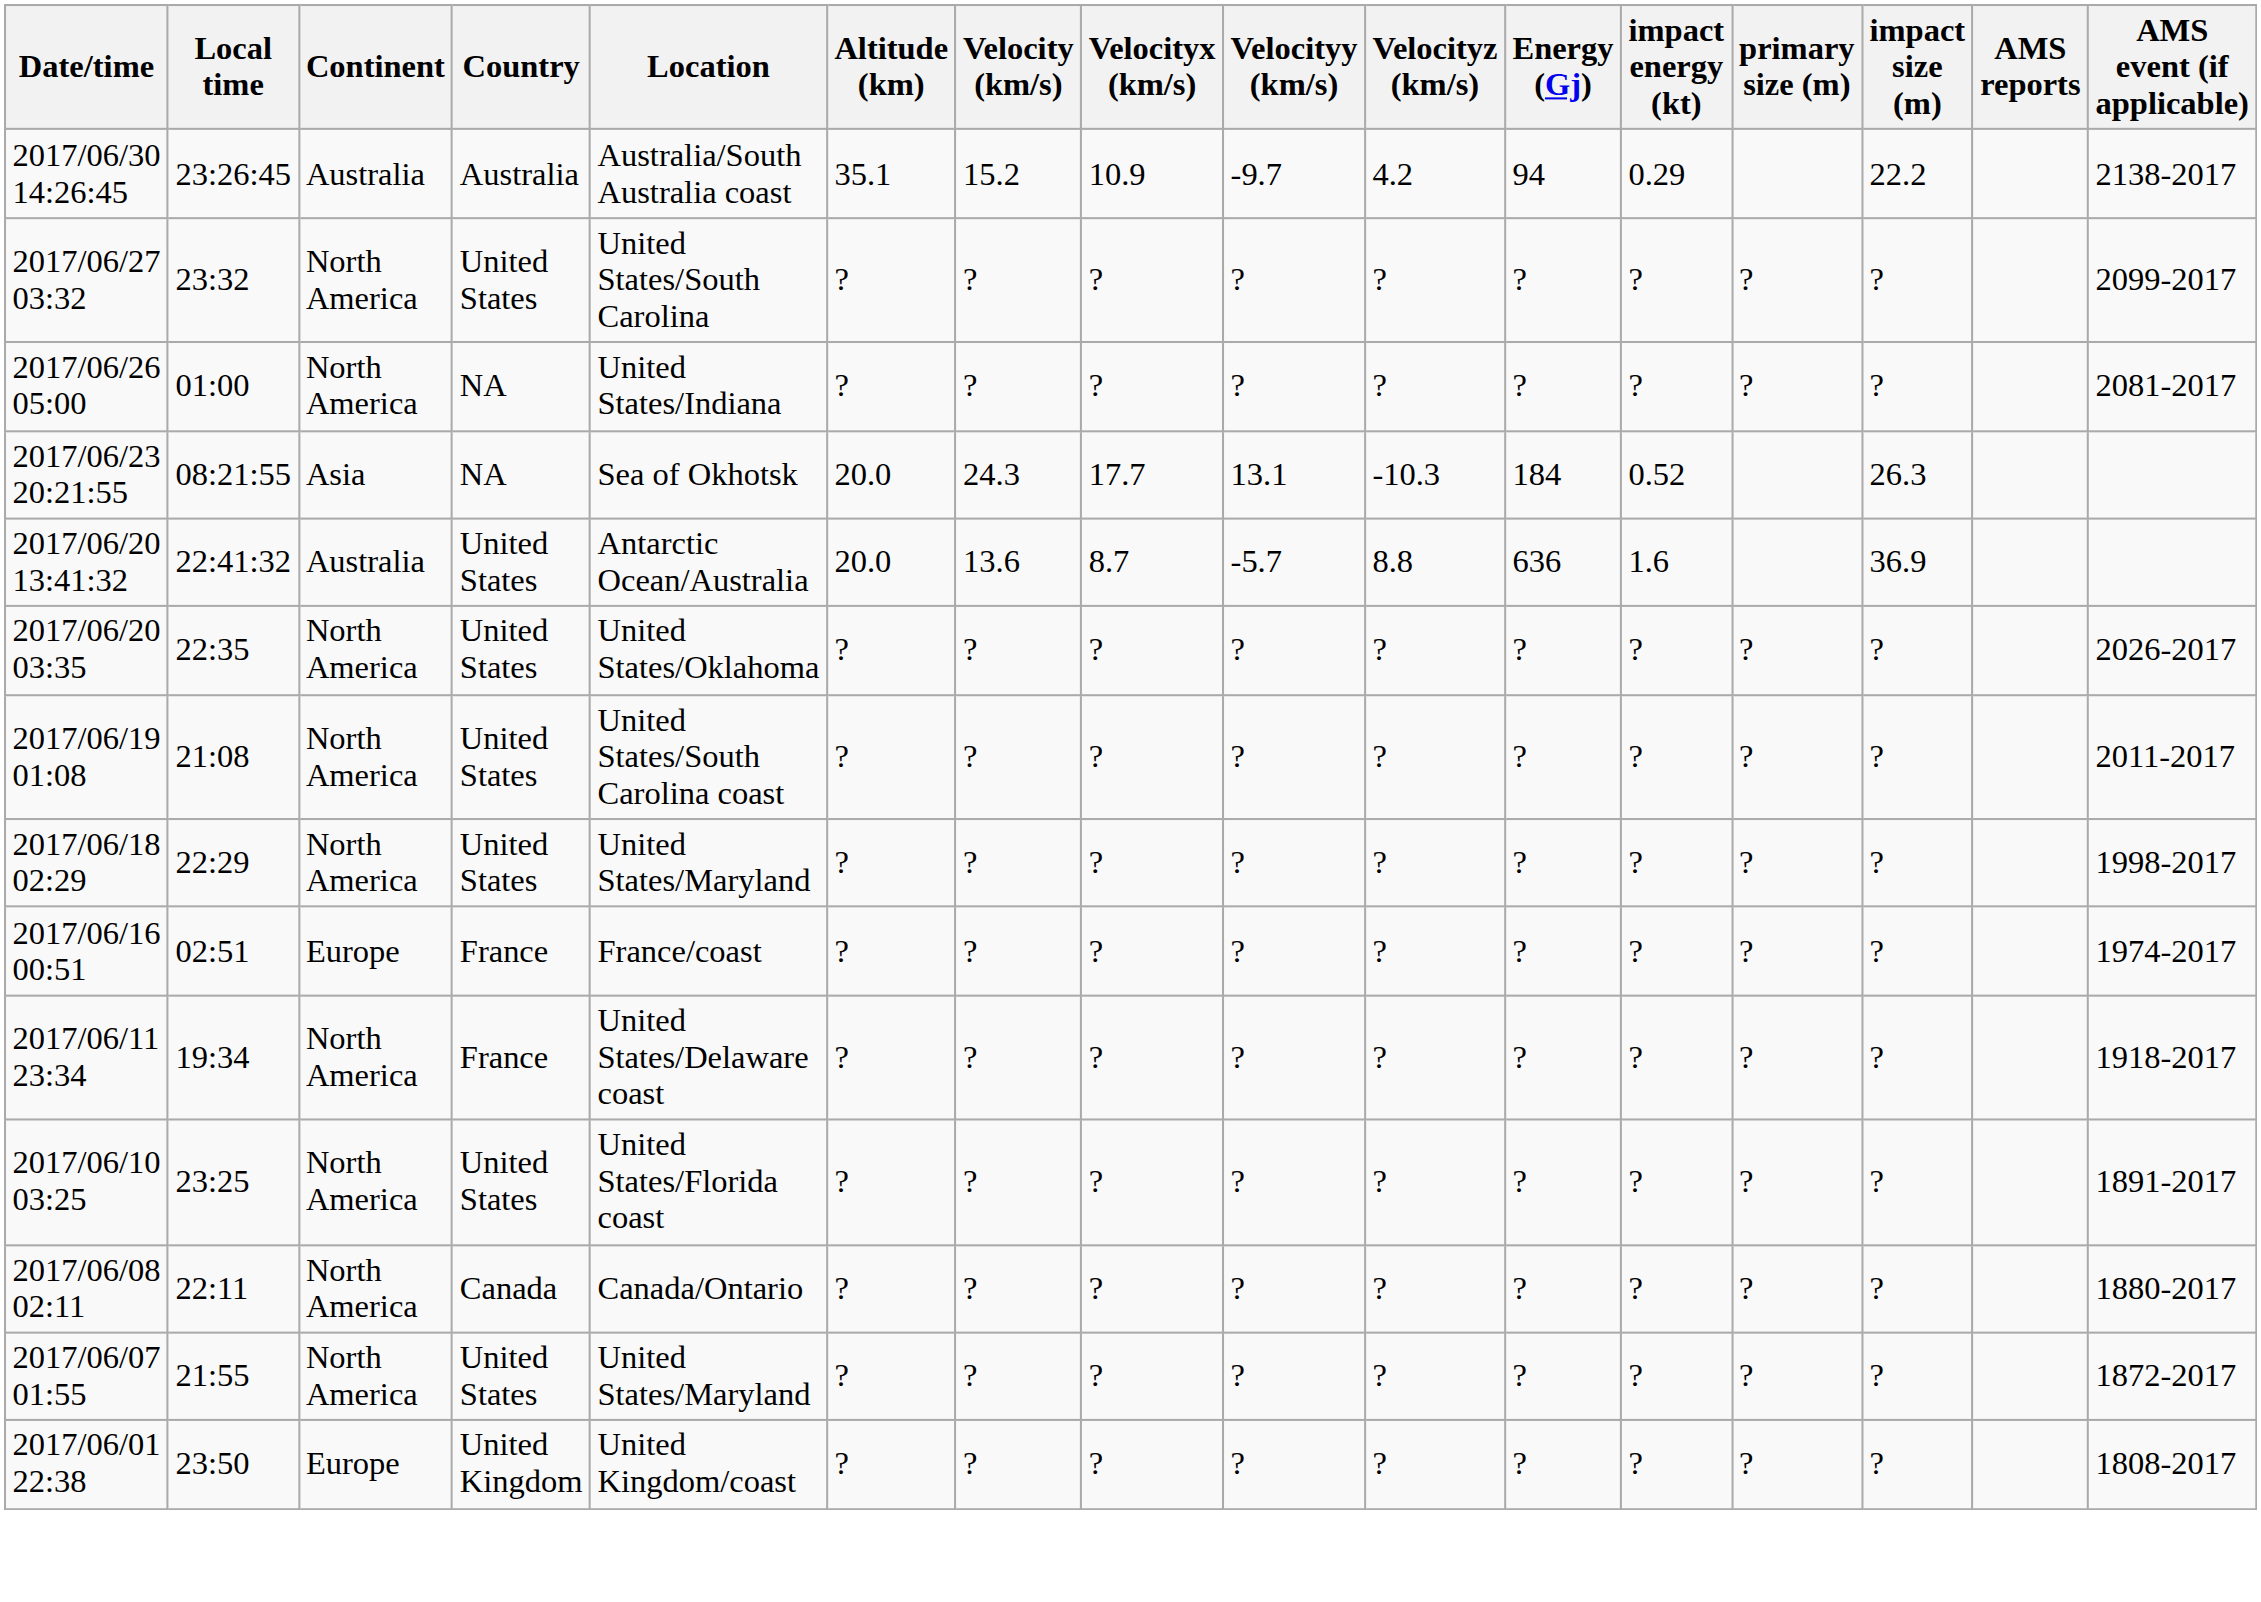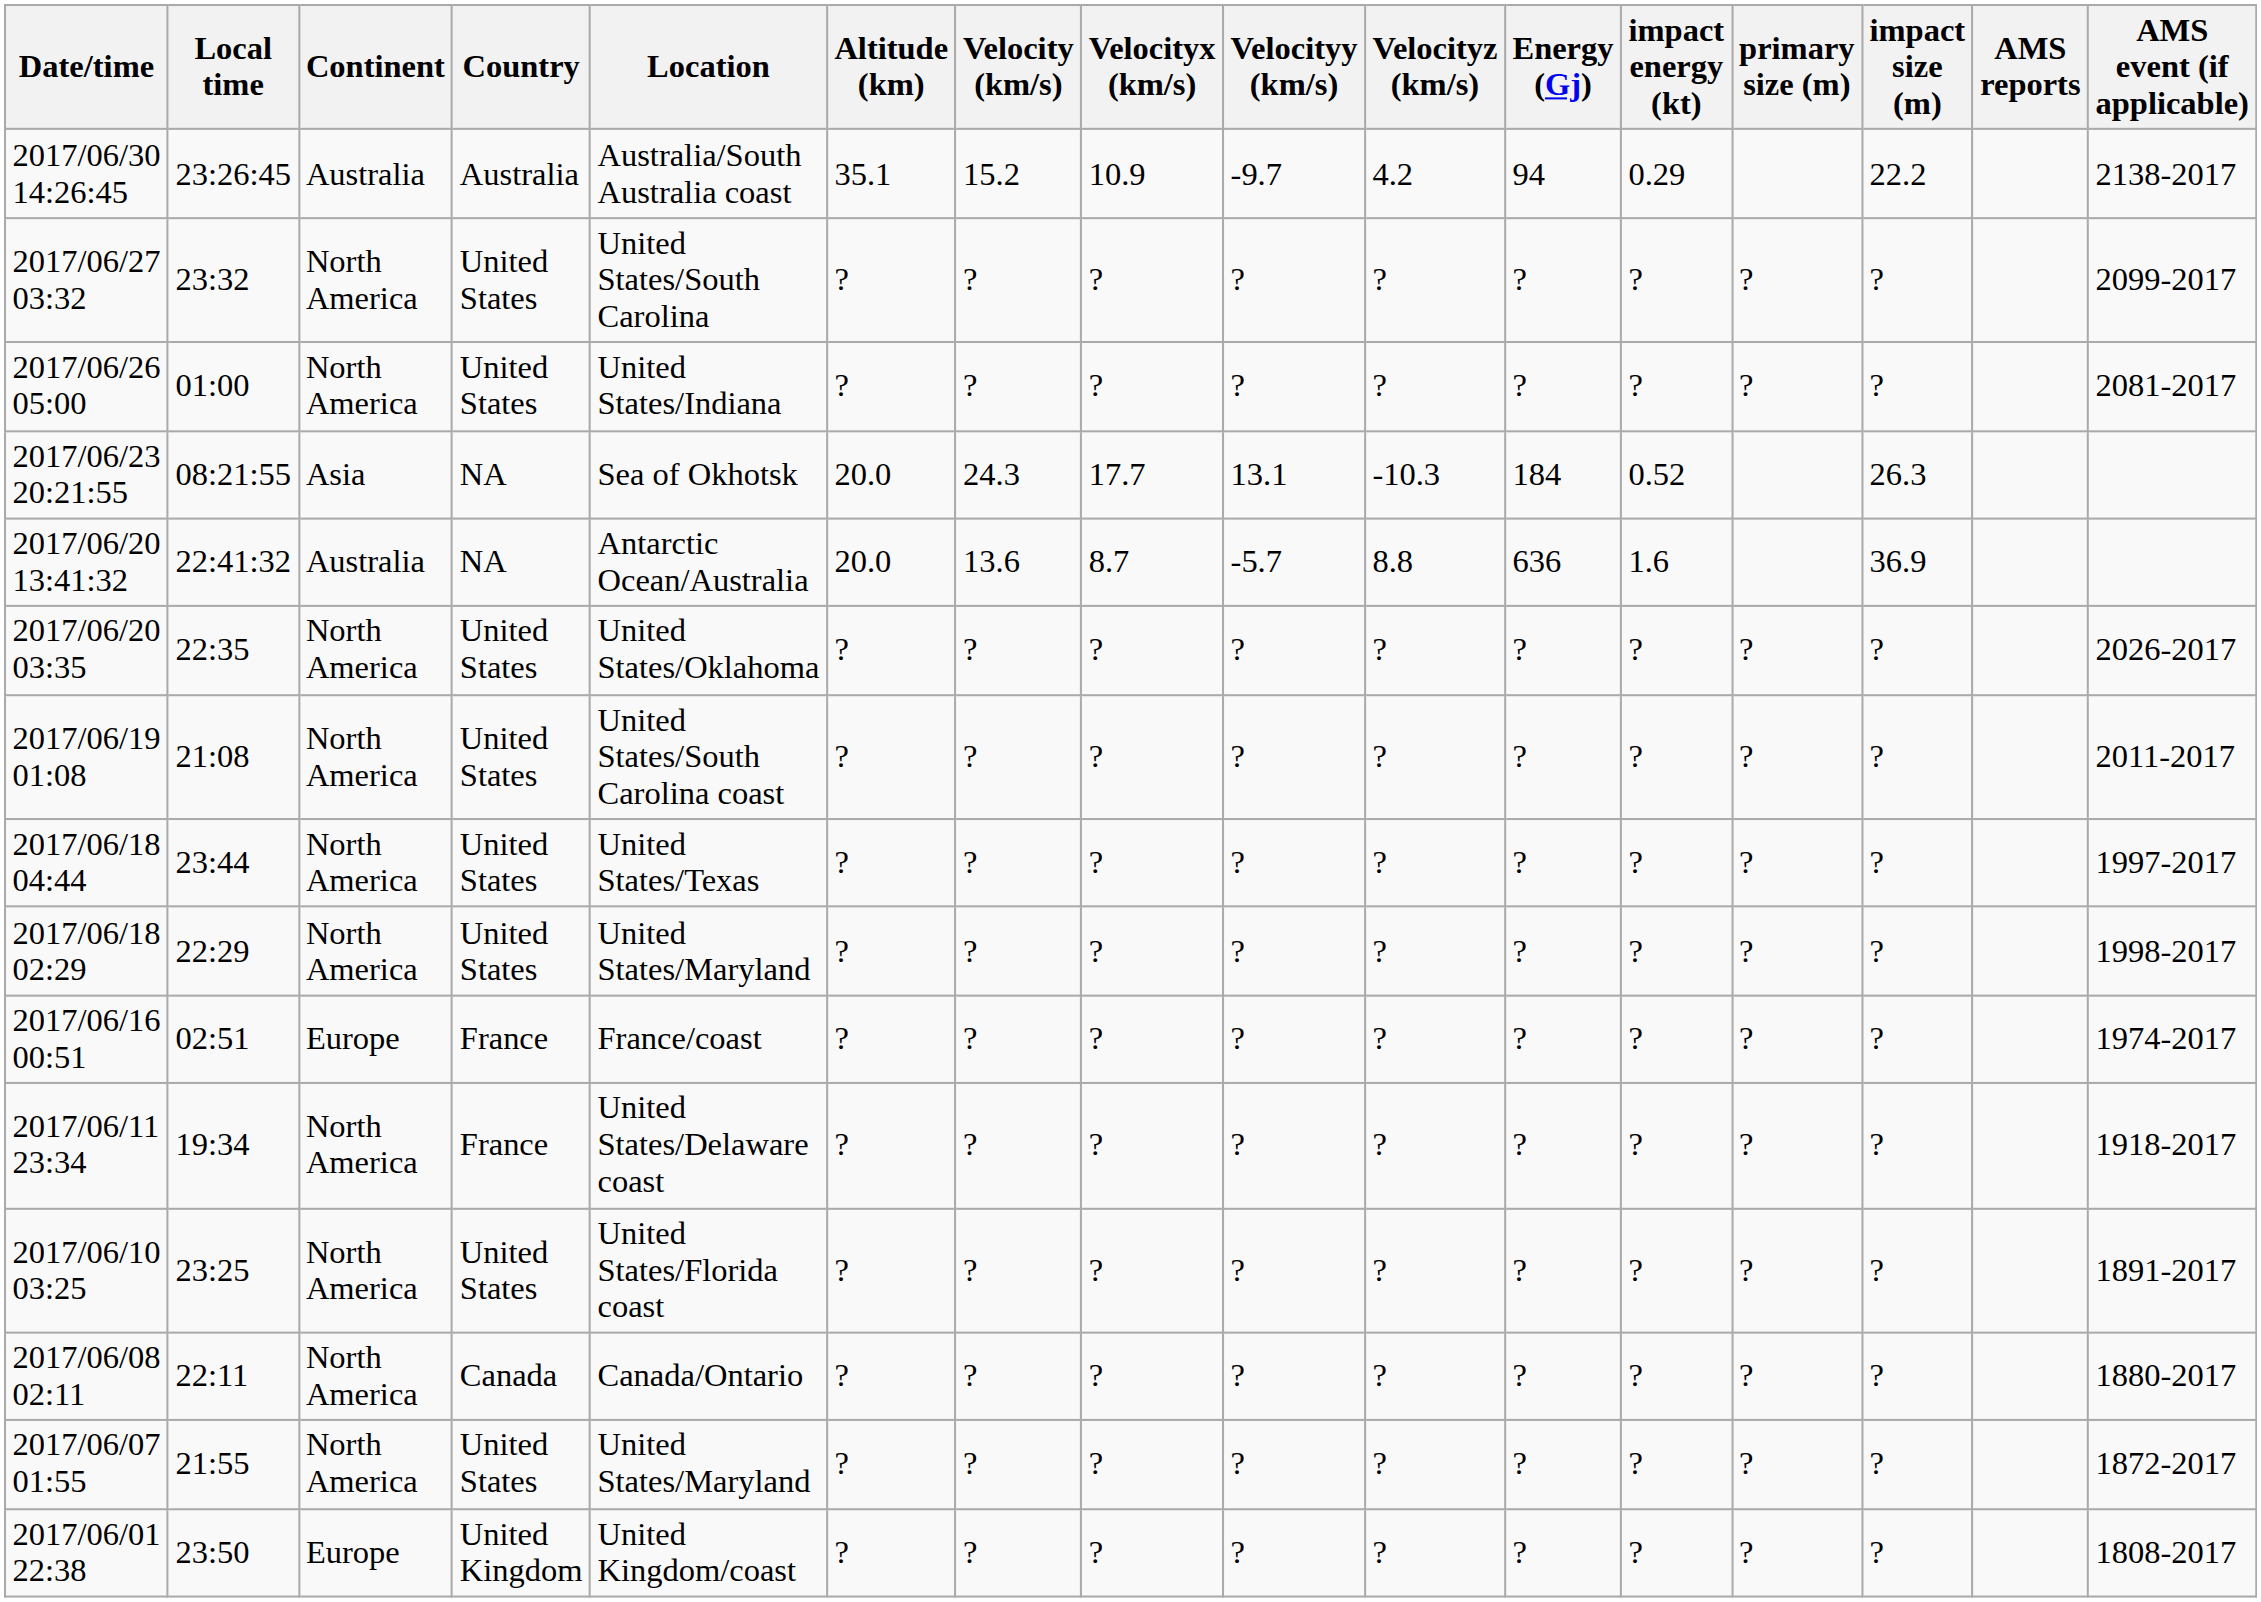(483, 385) NA -> (504, 385) United States
(504, 561) United States -> (483, 561) NA
+ row: (86, 862)
